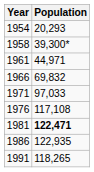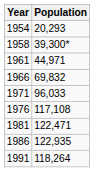(50, 93) 97,033 -> (50, 93) 96,033
(53, 126) bold -> (53, 126) normal
(52, 158) 118,265 -> (52, 158) 118,264
